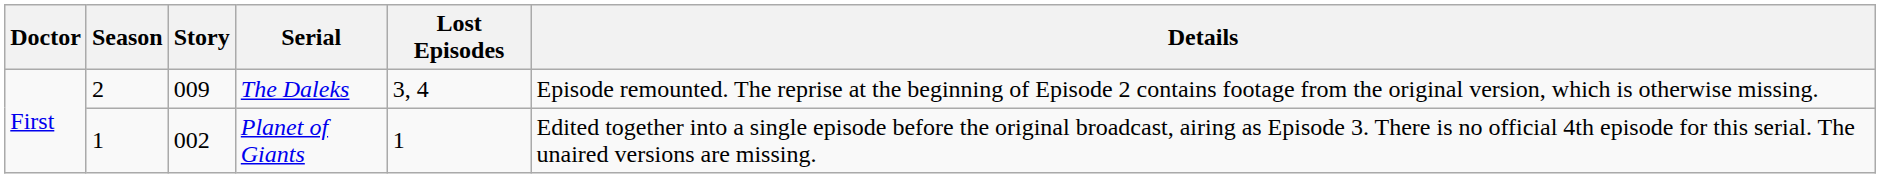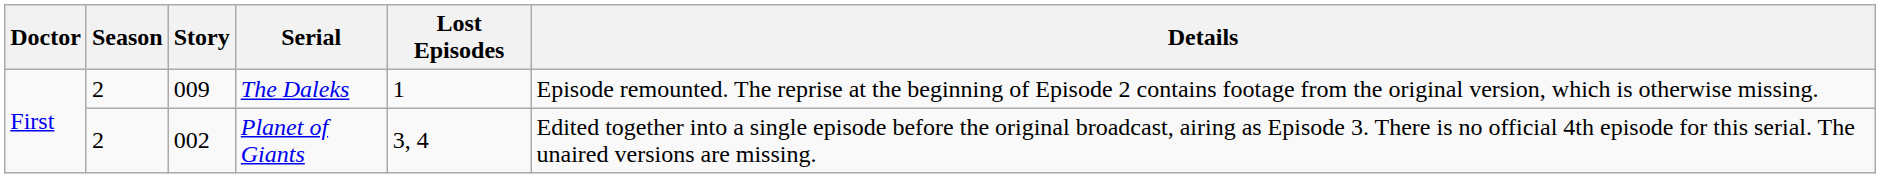(411, 88) 3, 4 -> (399, 88) 1
(98, 140) 1 -> (98, 140) 2
(399, 140) 1 -> (411, 140) 3, 4
